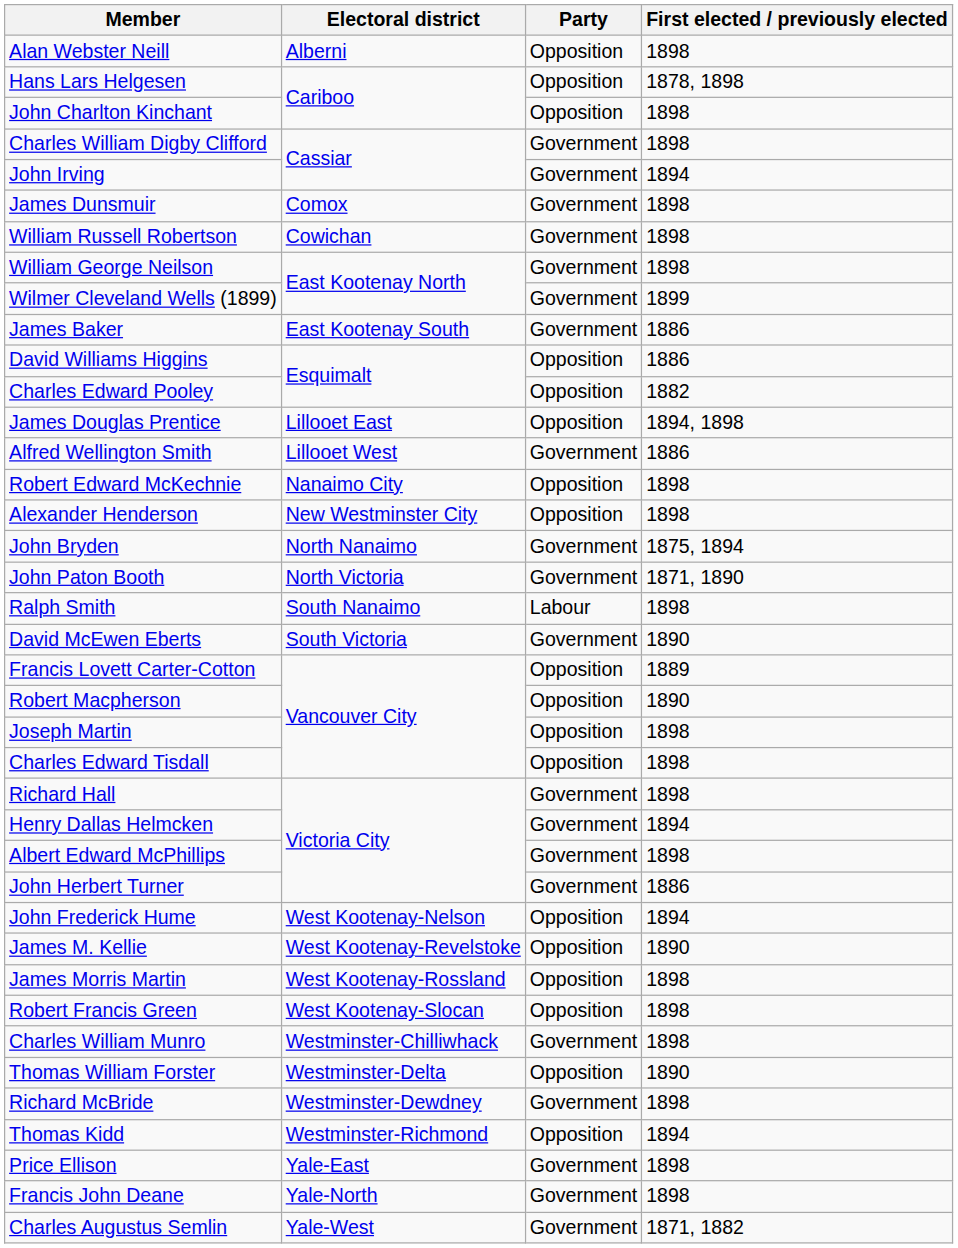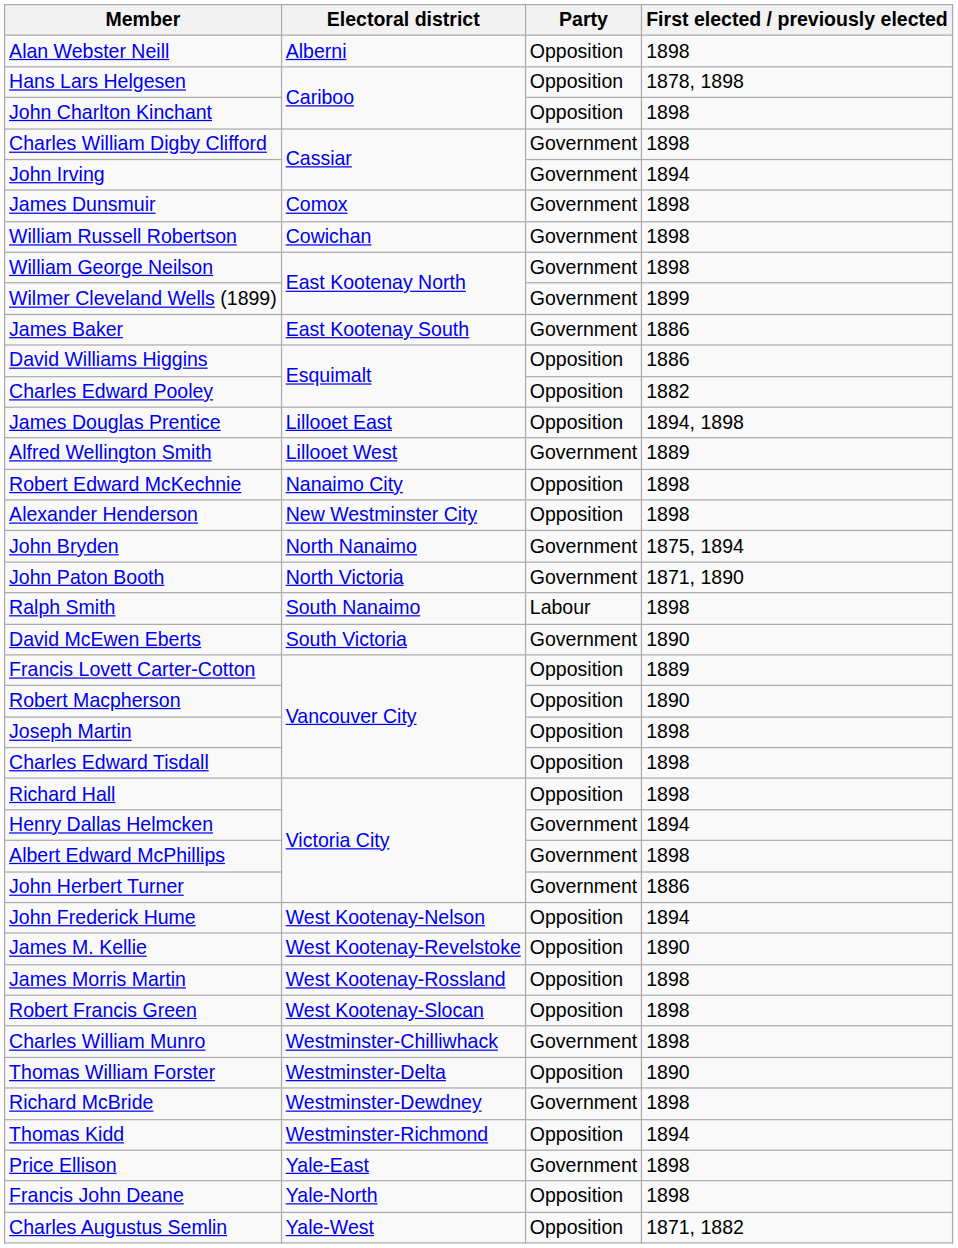(668, 453) 1886 -> (668, 453) 1889
(583, 793) Government -> (576, 793) Opposition
(583, 1196) Government -> (576, 1196) Opposition
(583, 1227) Government -> (576, 1227) Opposition
